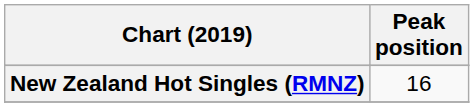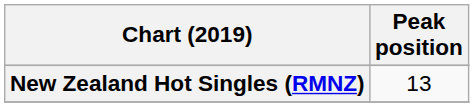(419, 83) 16 -> (419, 83) 13
